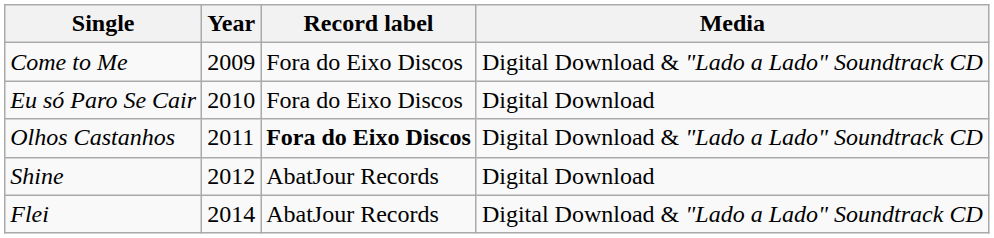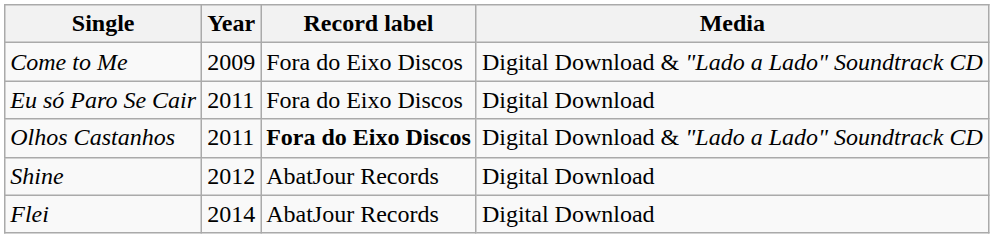(231, 99) 2010 -> (231, 99) 2011
(732, 213) Digital Download & "Lado a Lado" Soundtrack CD -> (568, 213) Digital Download
